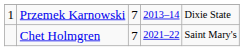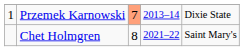(135, 14) no background -> (135, 14) lightsalmon background
(135, 35) 7 -> (135, 35) 8
